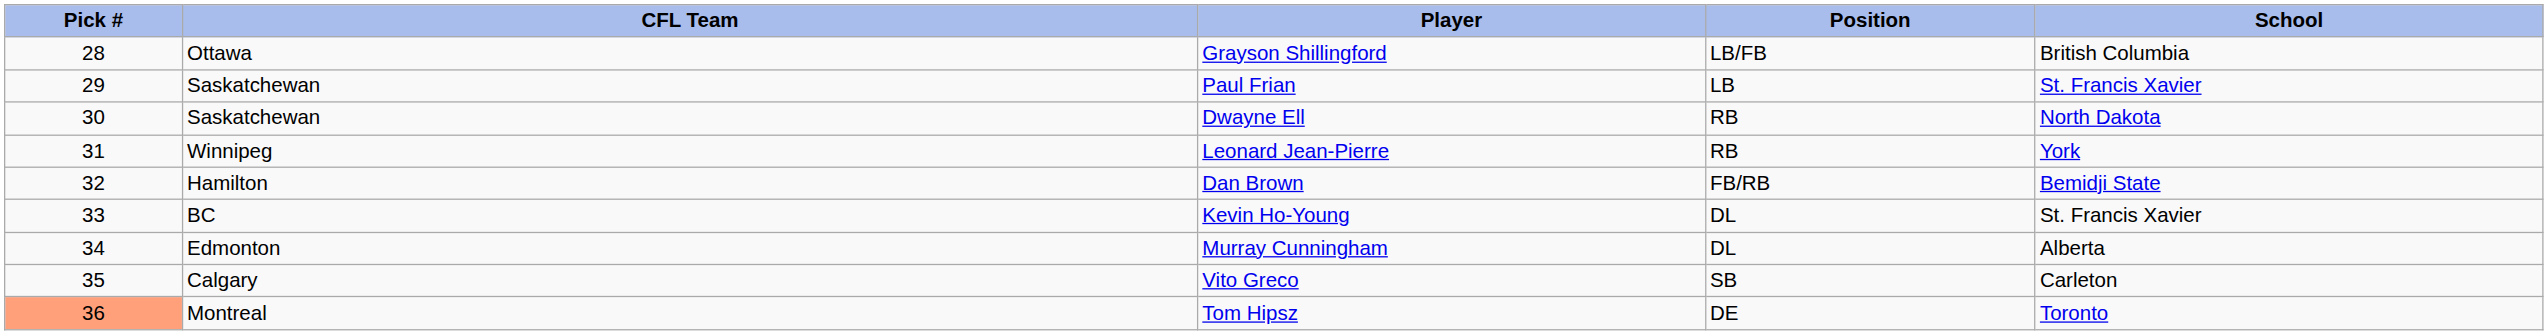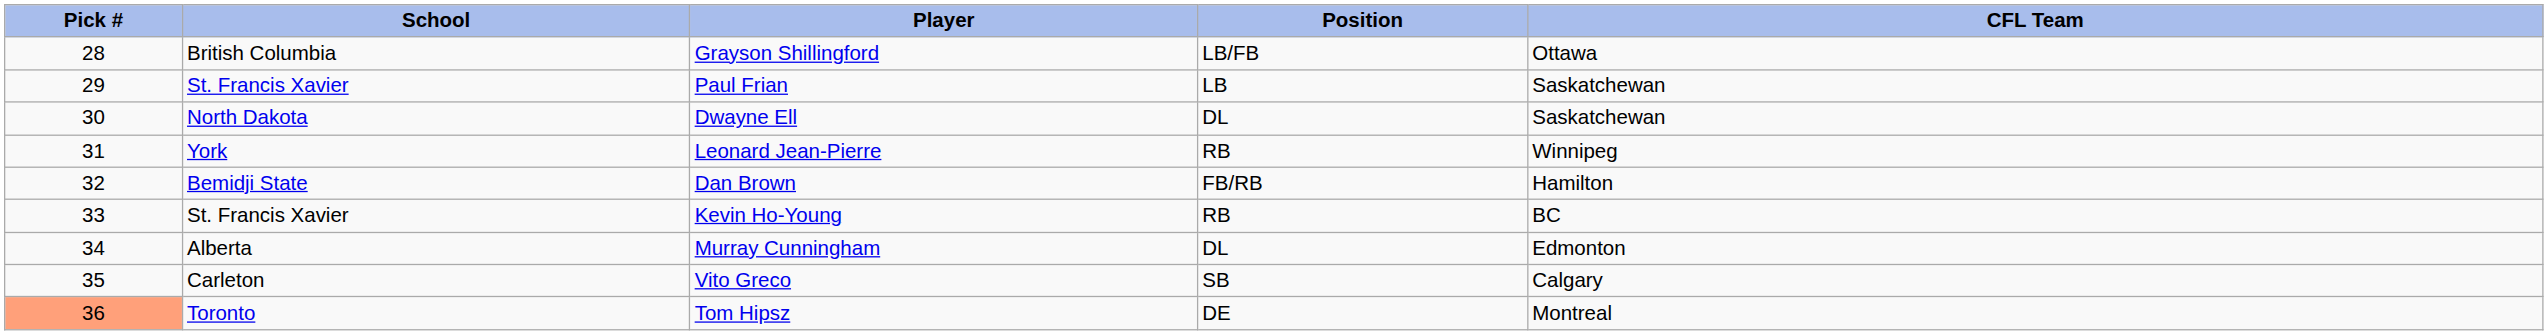columns swapped: (690, 20) <-> (2289, 20)
(1724, 118) RB -> (1215, 118) DL
(1723, 215) DL -> (1217, 215) RB
